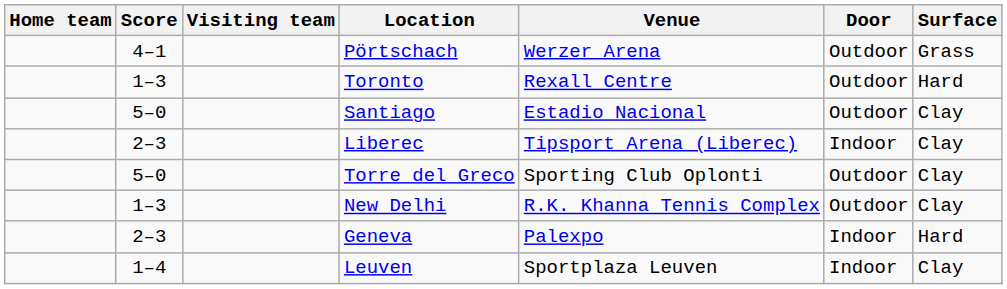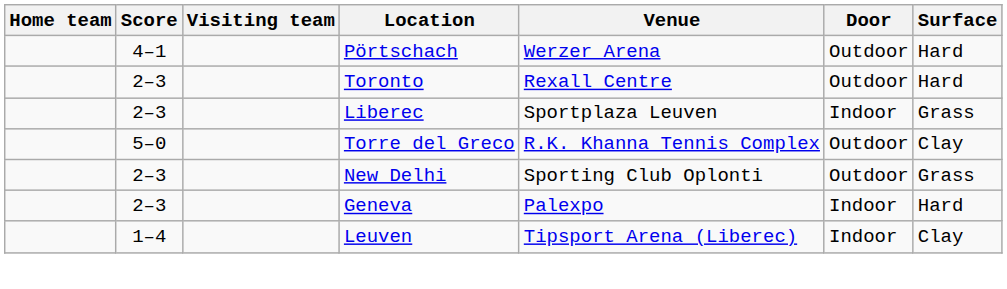(946, 51) Grass -> (941, 51) Hard
(149, 82) 1–3 -> (149, 82) 2–3
- row: (389, 113)
(660, 144) Tipsport Arena (Liberec) -> (621, 113) Sportplaza Leuven
(941, 144) Clay -> (946, 113) Grass
(643, 175) Sporting Club Oplonti -> (672, 144) R.K. Khanna Tennis Complex
(149, 206) 1–3 -> (149, 175) 2–3
(672, 206) R.K. Khanna Tennis Complex -> (643, 175) Sporting Club Oplonti
(941, 206) Clay -> (946, 175) Grass
(621, 268) Sportplaza Leuven -> (660, 237) Tipsport Arena (Liberec)
